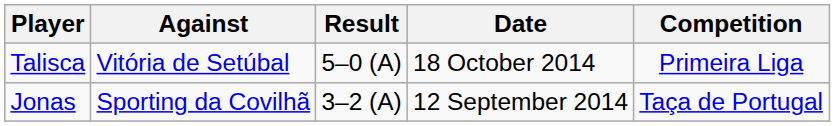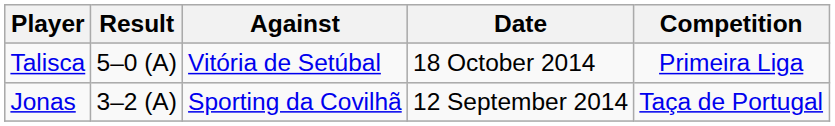columns swapped: (203, 23) <-> (362, 23)
